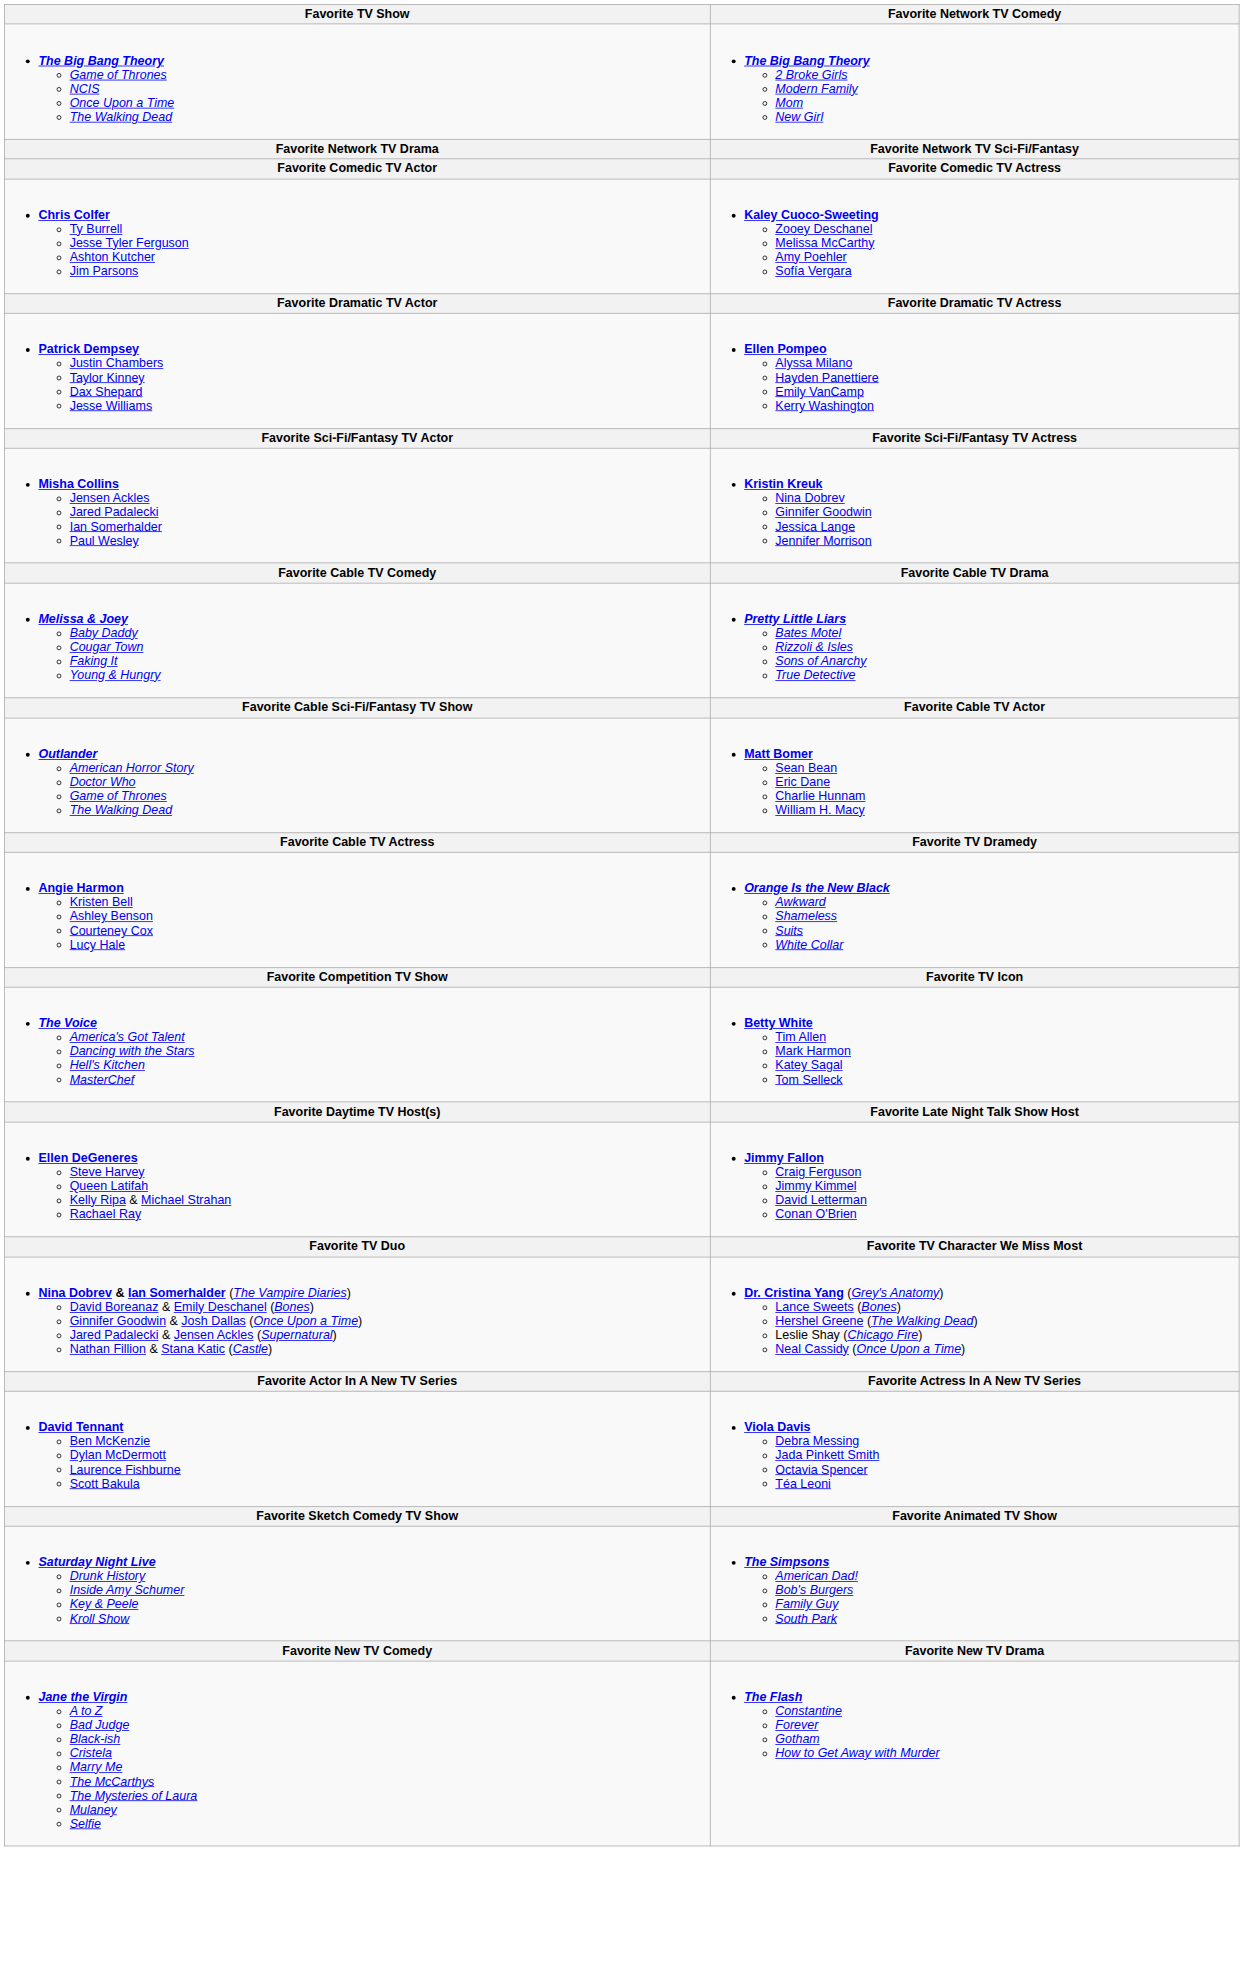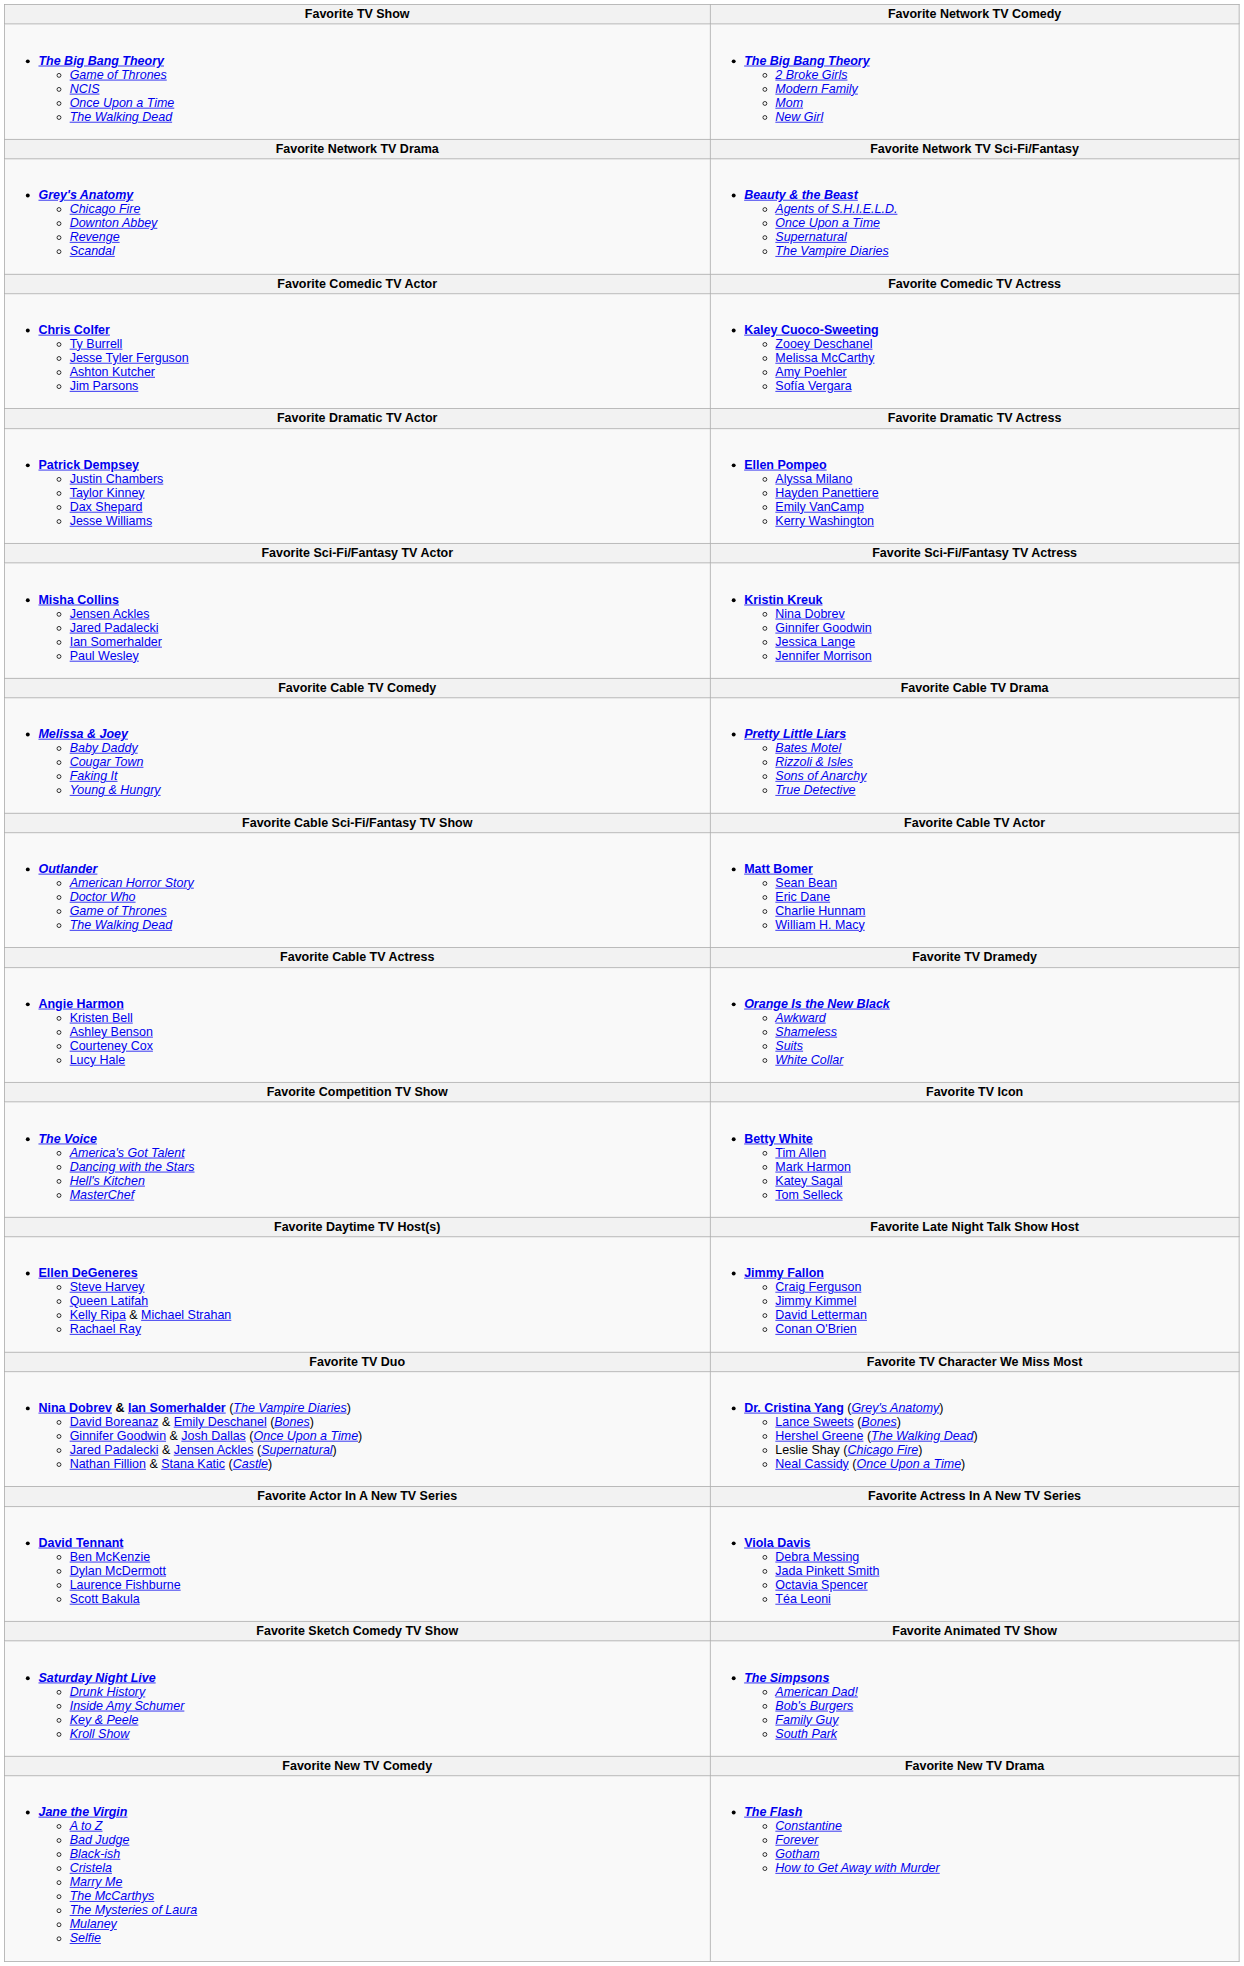+ row: (357, 223)
